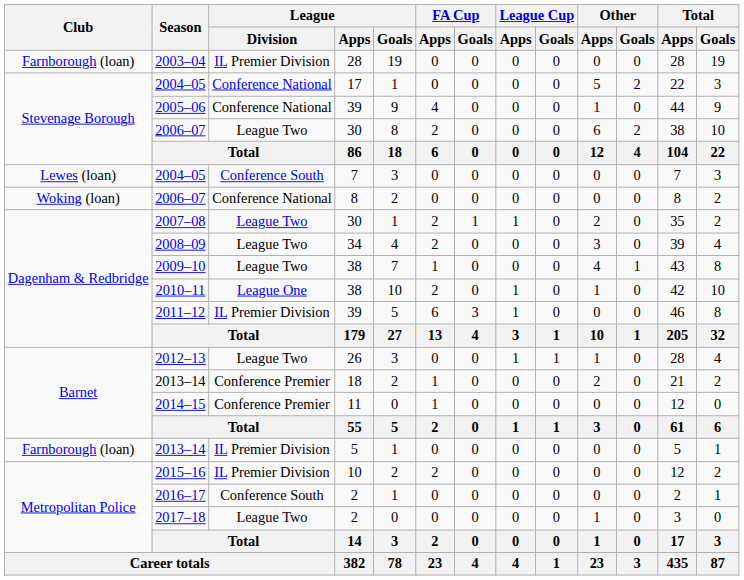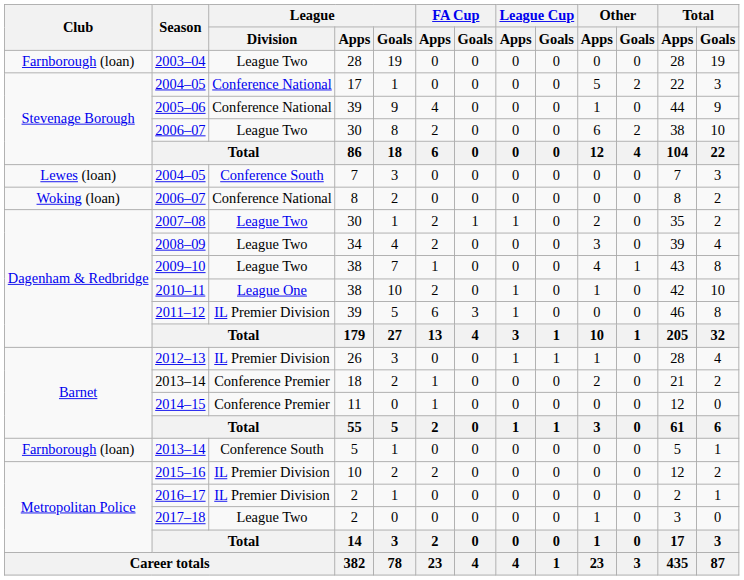(272, 61) IL Premier Division -> (272, 61) League Two
(272, 358) League Two -> (272, 358) IL Premier Division
(272, 449) IL Premier Division -> (272, 449) Conference South
(272, 495) Conference South -> (272, 495) IL Premier Division
